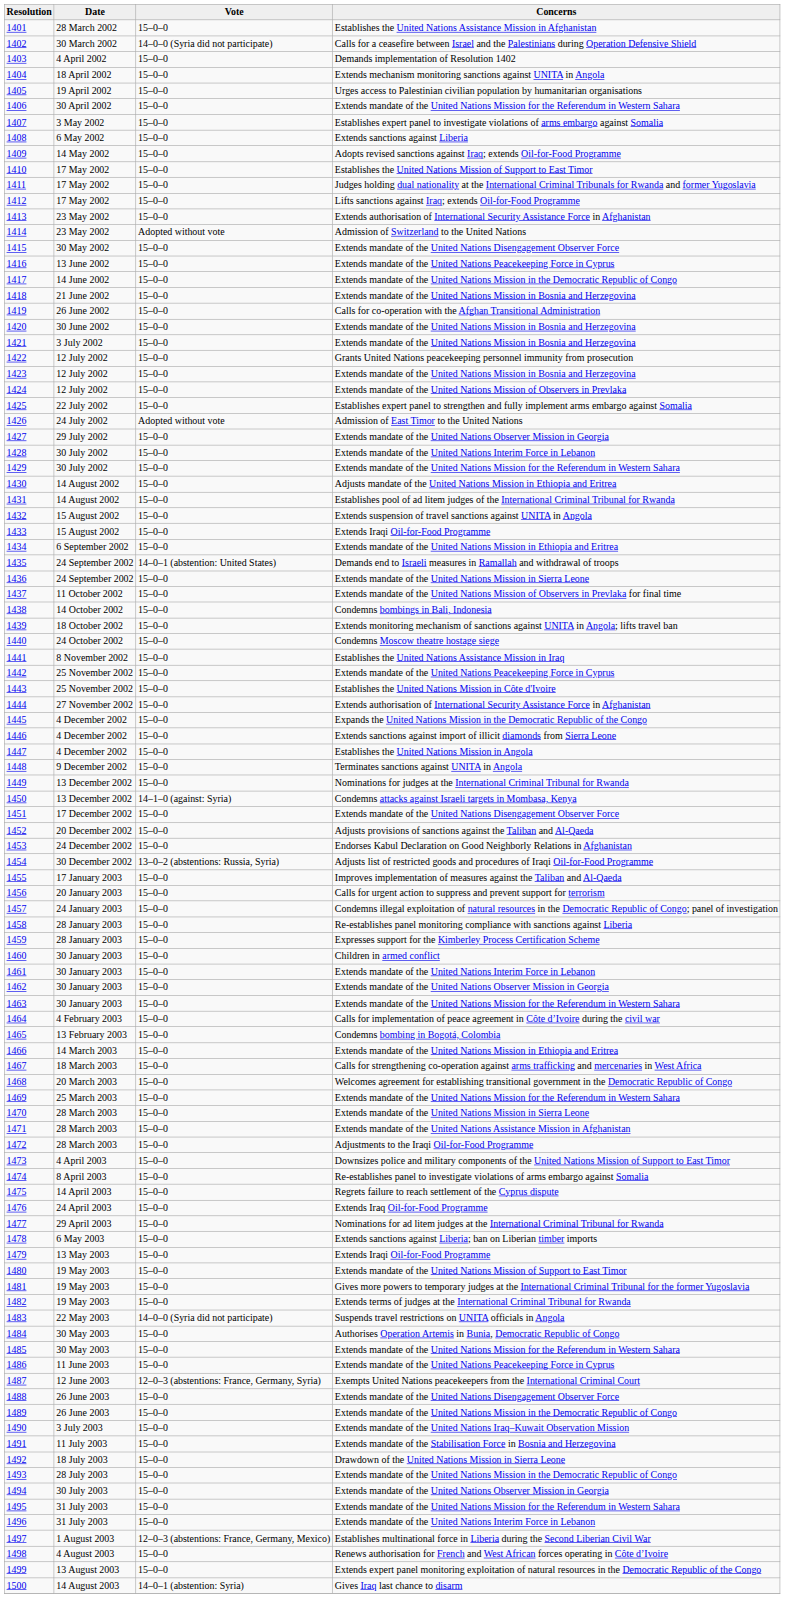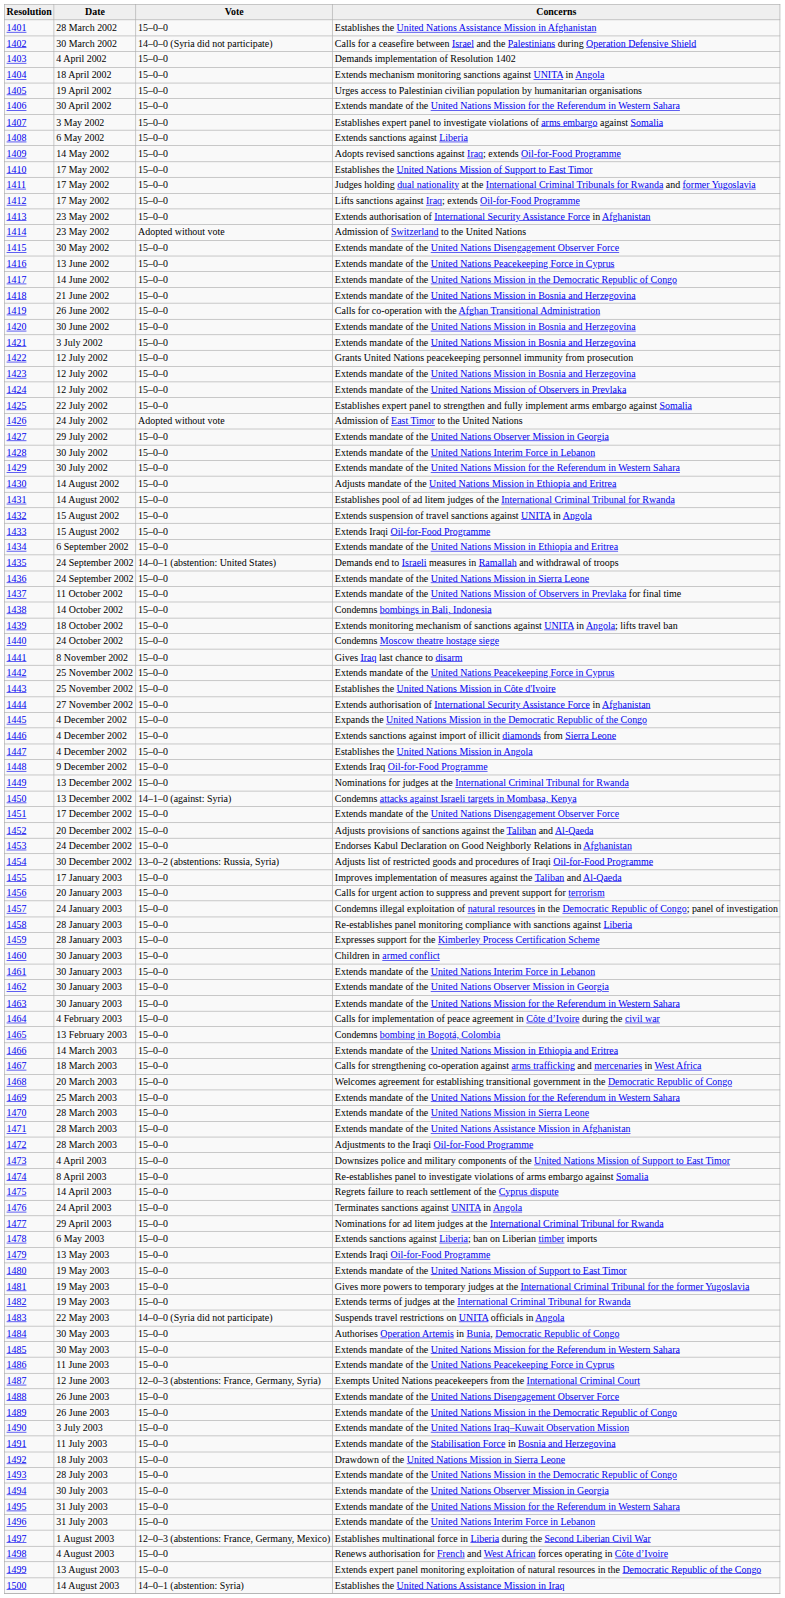(450, 657) Establishes the United Nations Assistance Mission in Iraq -> (399, 657) Gives Iraq last chance to disarm
(428, 767) Terminates sanctions against UNITA in Angola -> (411, 767) Extends Iraq Oil-for-Food Programme
(411, 1208) Extends Iraq Oil-for-Food Programme -> (428, 1208) Terminates sanctions against UNITA in Angola
(399, 1585) Gives Iraq last chance to disarm -> (450, 1585) Establishes the United Nations Assistance Mission in Iraq
